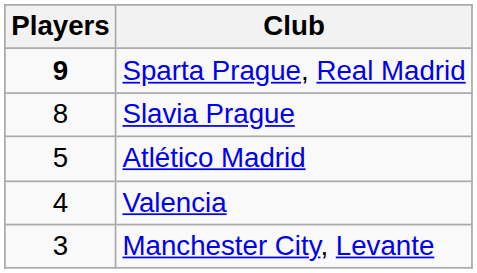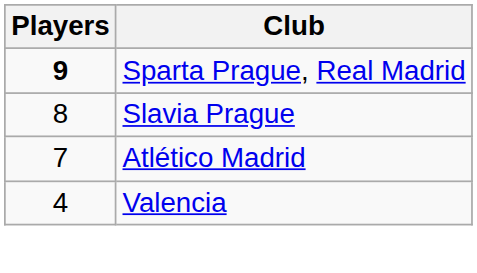(60, 158) 5 -> (60, 158) 7
- row: (278, 245)
